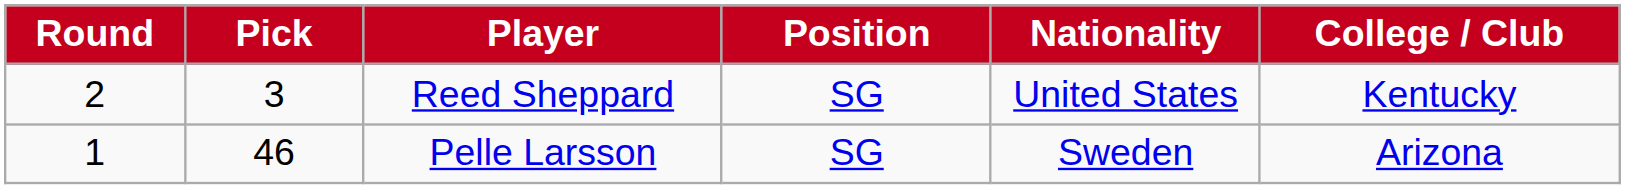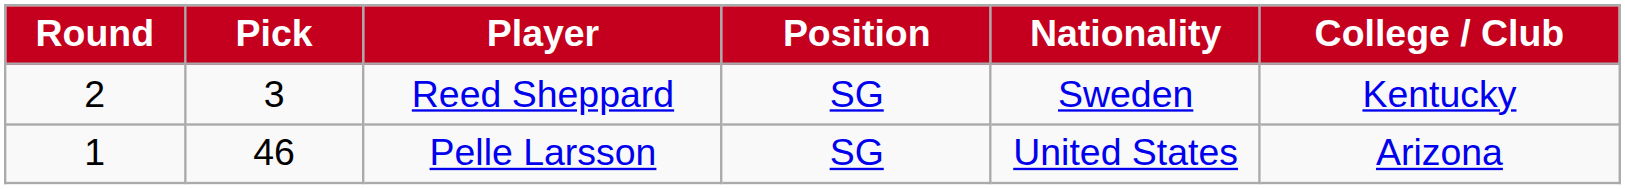(1126, 93) United States -> (1126, 93) Sweden
(1126, 152) Sweden -> (1126, 152) United States
